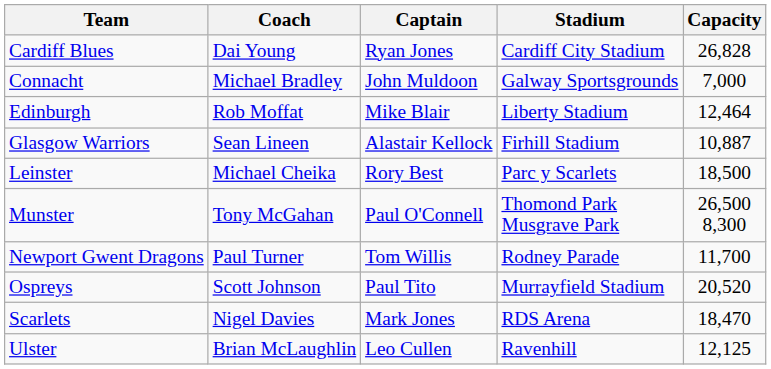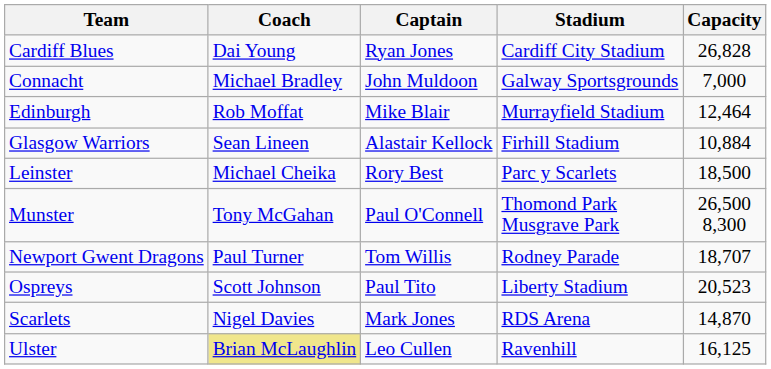(565, 111) Liberty Stadium -> (583, 111) Murrayfield Stadium
(724, 142) 10,887 -> (724, 142) 10,884
(724, 256) 11,700 -> (724, 256) 18,707
(583, 287) Murrayfield Stadium -> (565, 287) Liberty Stadium
(724, 287) 20,520 -> (724, 287) 20,523
(724, 317) 18,470 -> (724, 317) 14,870
(284, 348) no background -> (284, 348) khaki background
(724, 348) 12,125 -> (724, 348) 16,125
